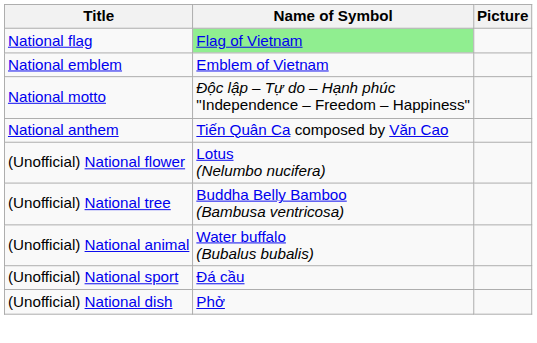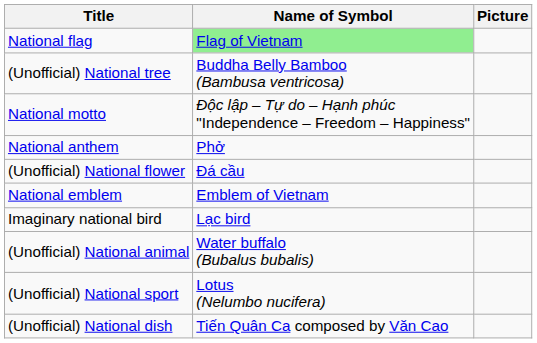rows swapped: (65, 64) <-> (89, 203)
(322, 130) Tiến Quân Ca composed by Văn Cao -> (211, 147) Phở
(261, 162) Lotus (Nelumbo nucifera) -> (220, 171) Đá cầu
+ row: (85, 219)
(220, 277) Đá cầu -> (261, 293) Lotus (Nelumbo nucifera)
(211, 301) Phở -> (322, 326) Tiến Quân Ca composed by Văn Cao
